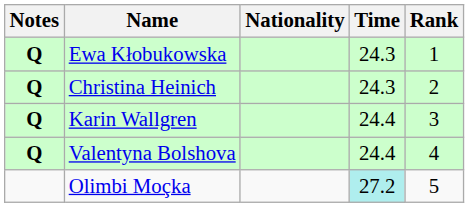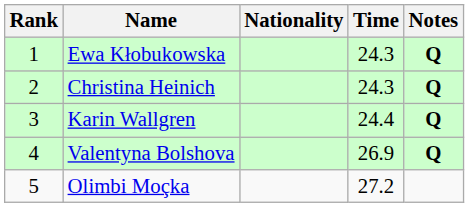columns swapped: (434, 20) <-> (34, 20)
(377, 152) 24.4 -> (376, 152) 26.9
(377, 185) paleturquoise background -> (376, 185) no background
